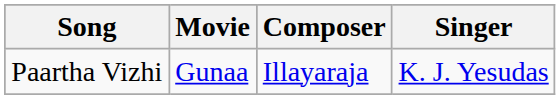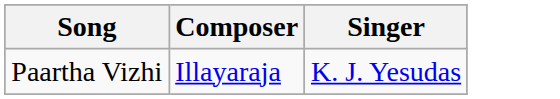- column: (213, 26)
